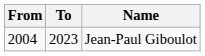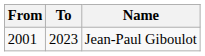(22, 39) 2004 -> (22, 39) 2001
